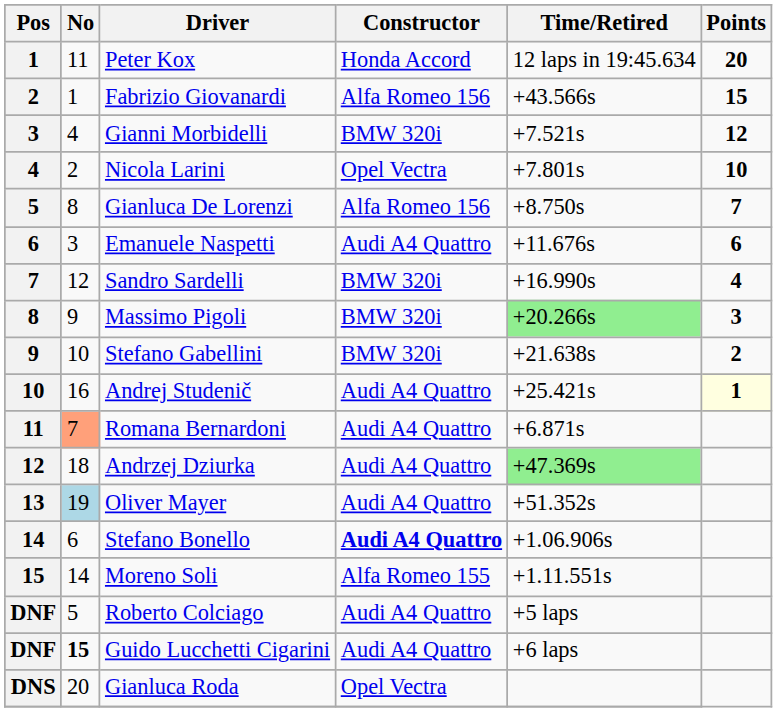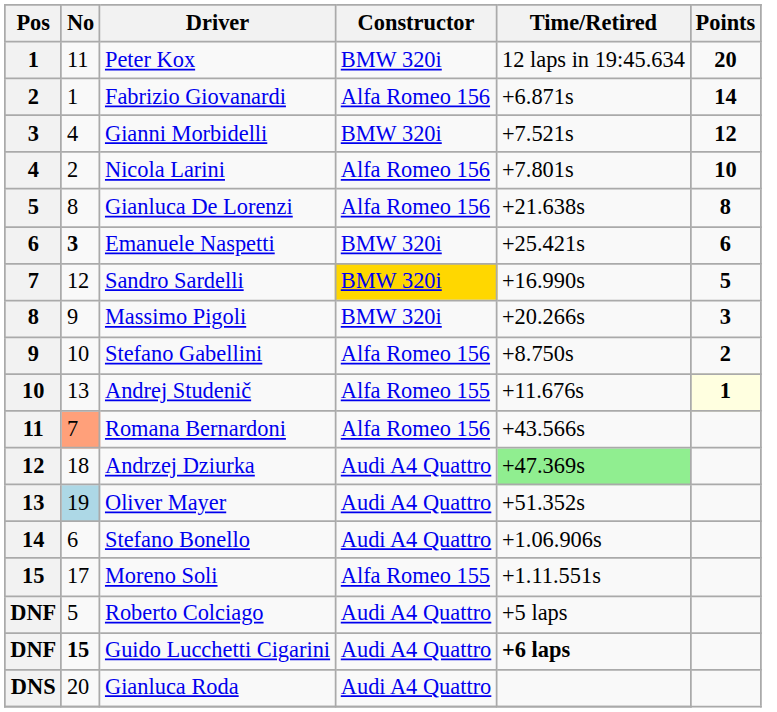(406, 59) Honda Accord -> (391, 59) BMW 320i
(554, 96) +43.566s -> (538, 96) +6.871s
(736, 96) 15 -> (725, 96) 14
(394, 170) Opel Vectra -> (415, 170) Alfa Romeo 156
(549, 207) +8.750s -> (543, 207) +21.638s
(736, 207) 7 -> (725, 207) 8
(73, 244) normal -> (73, 244) bold
(416, 244) Audi A4 Quattro -> (391, 244) BMW 320i
(554, 244) +11.676s -> (543, 244) +25.421s
(391, 281) no background -> (391, 281) gold background
(736, 281) 4 -> (725, 281) 5
(554, 318) lightgreen background -> (543, 318) no background
(391, 354) BMW 320i -> (415, 354) Alfa Romeo 156
(554, 354) +21.638s -> (538, 354) +8.750s
(78, 391) 16 -> (78, 391) 13
(416, 391) Audi A4 Quattro -> (415, 391) Alfa Romeo 155
(554, 391) +25.421s -> (543, 391) +11.676s
(416, 428) Audi A4 Quattro -> (415, 428) Alfa Romeo 156
(549, 428) +6.871s -> (543, 428) +43.566s
(421, 539) bold -> (416, 539) normal
(78, 576) 14 -> (78, 576) 17
(546, 650) normal -> (536, 650) bold
(394, 687) Opel Vectra -> (416, 687) Audi A4 Quattro
